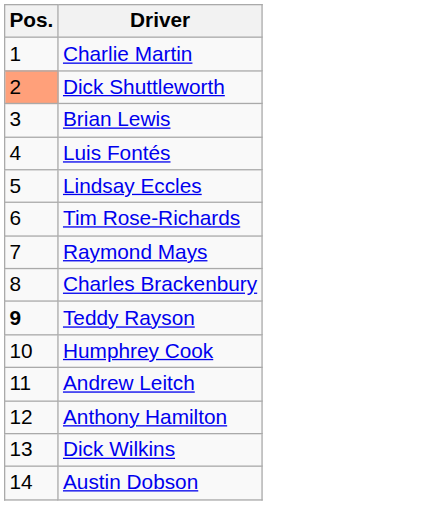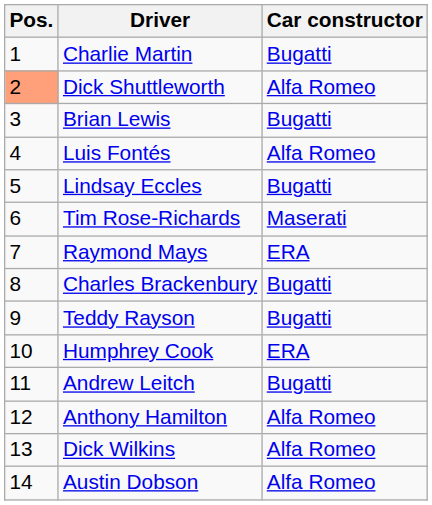+ column: (345, 20)
(15, 317) bold -> (15, 317) normal
